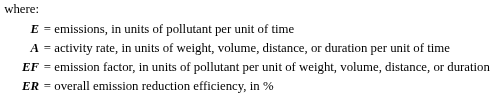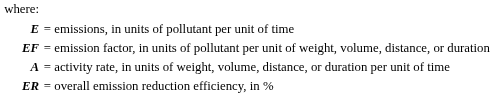rows swapped: (35, 47) <-> (30, 67)
